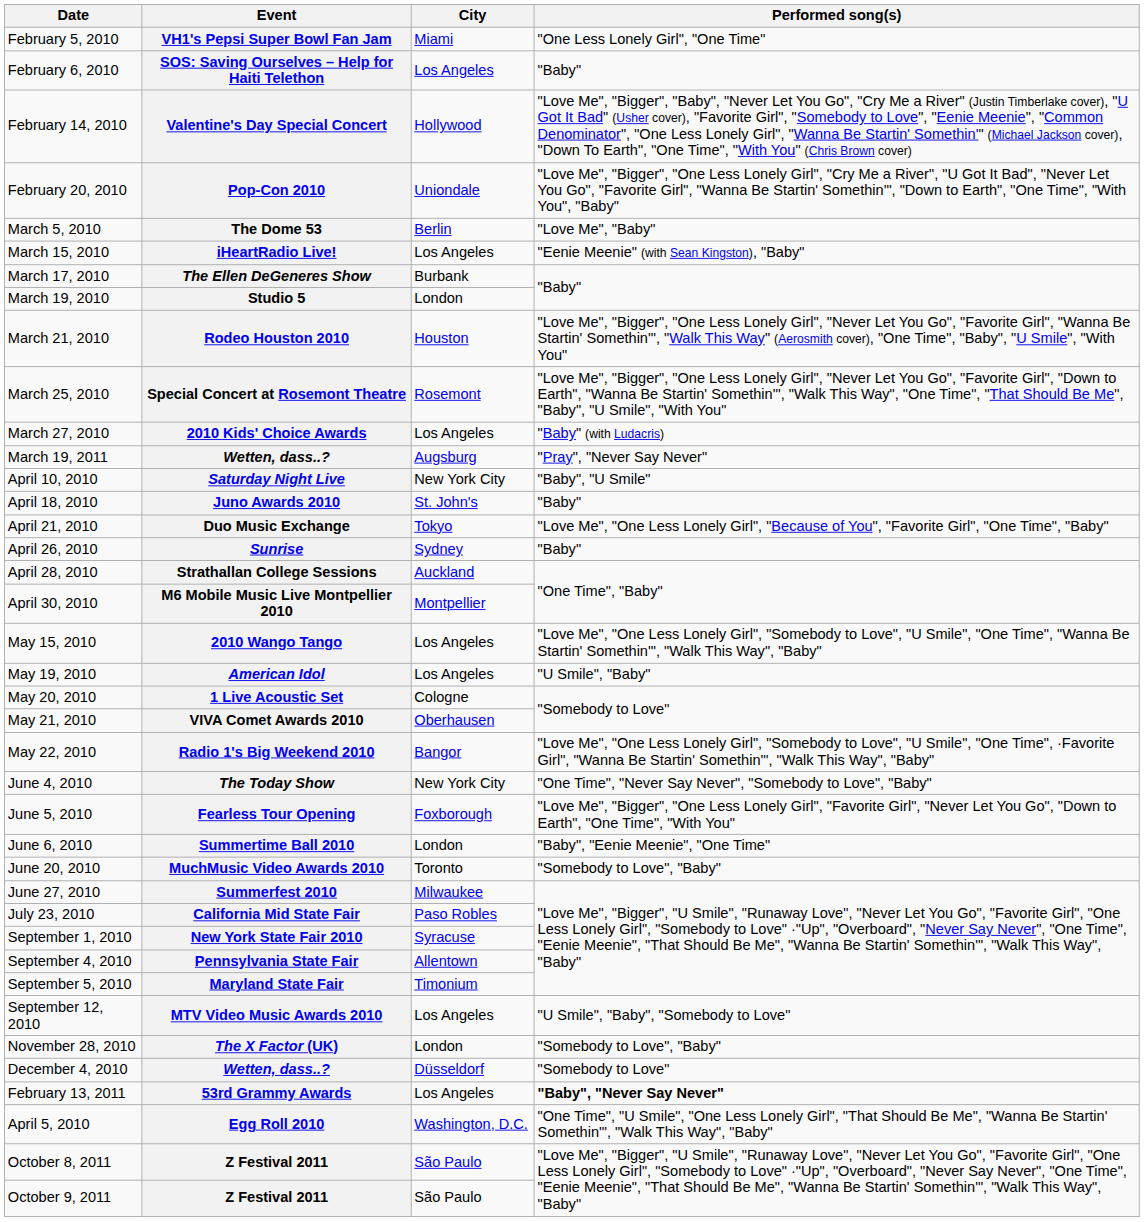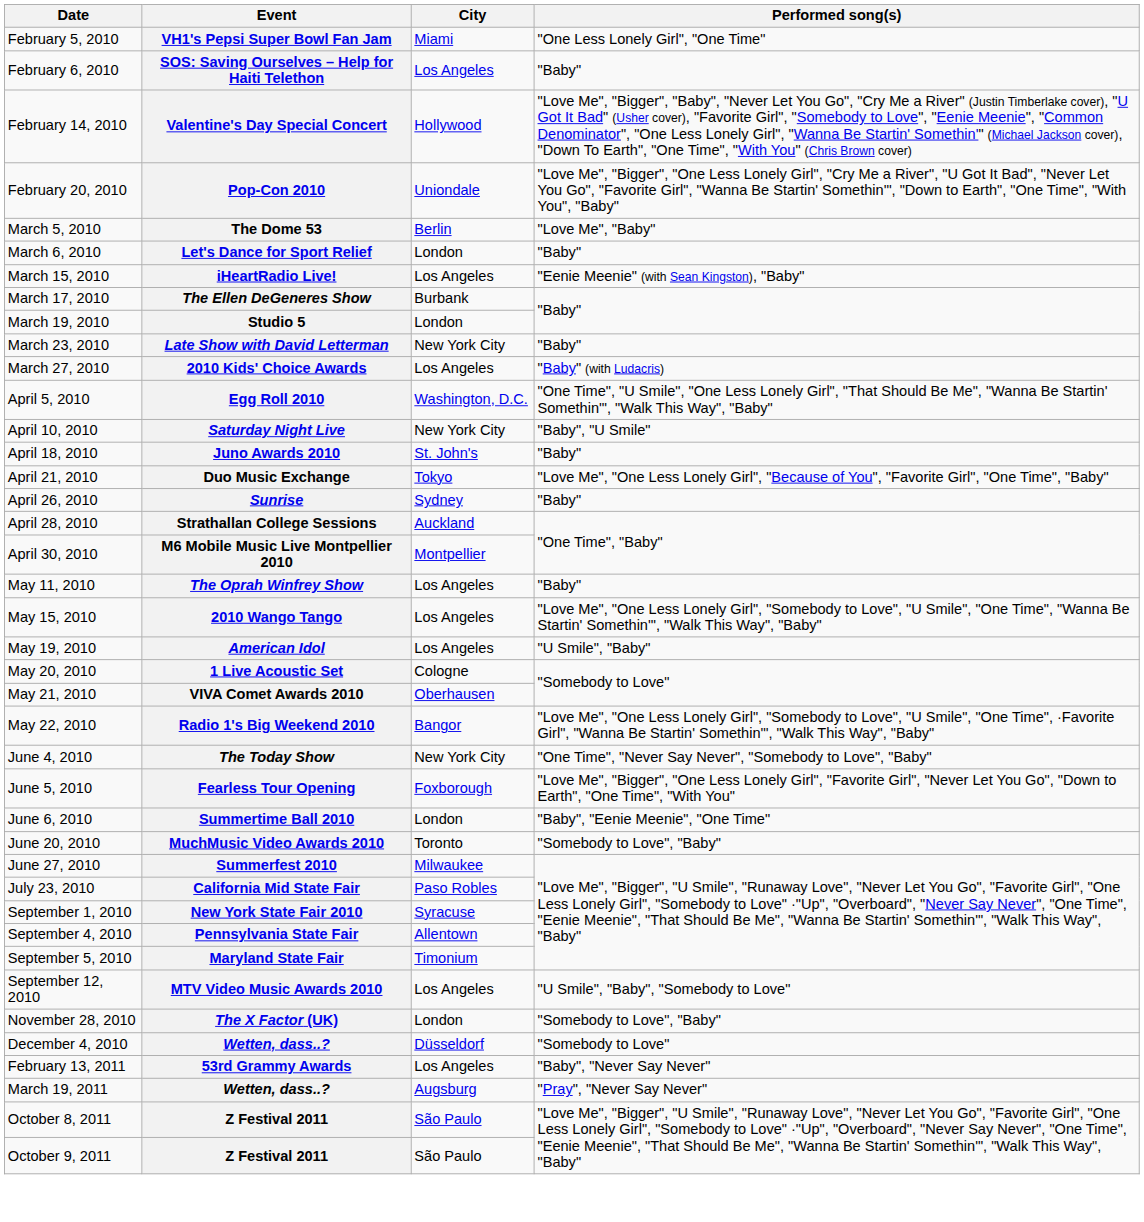+ row: (54, 252)
- row: (58, 338)
+ row: (58, 345)
- row: (58, 394)
rows swapped: (49, 1124) <-> (58, 456)
+ row: (51, 585)
(631, 1093) bold -> (624, 1066) normal
